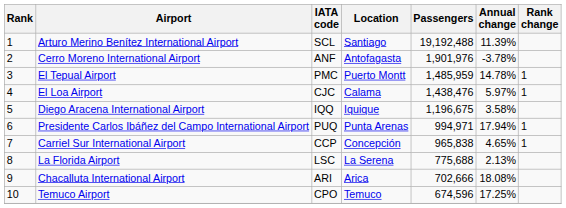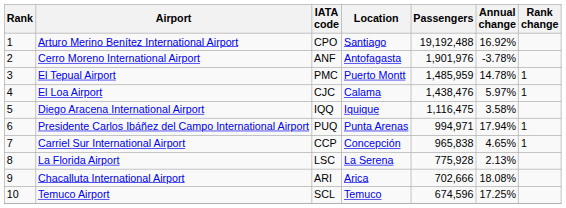(324, 42) SCL -> (326, 42) CPO
(498, 42) 11.39% -> (498, 42) 16.92%
(450, 110) 1,196,675 -> (450, 110) 1,116,475
(454, 161) 775,688 -> (454, 161) 775,928
(326, 195) CPO -> (324, 195) SCL
